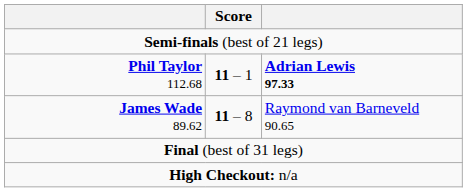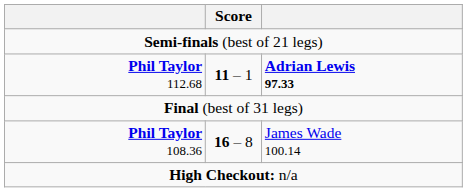- row: (161, 116)
+ row: (165, 141)
